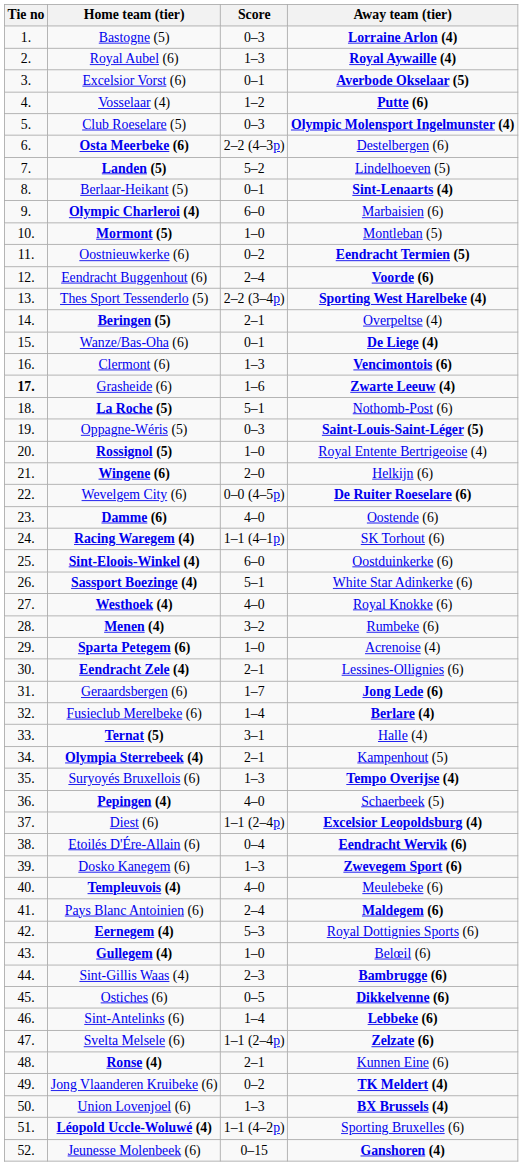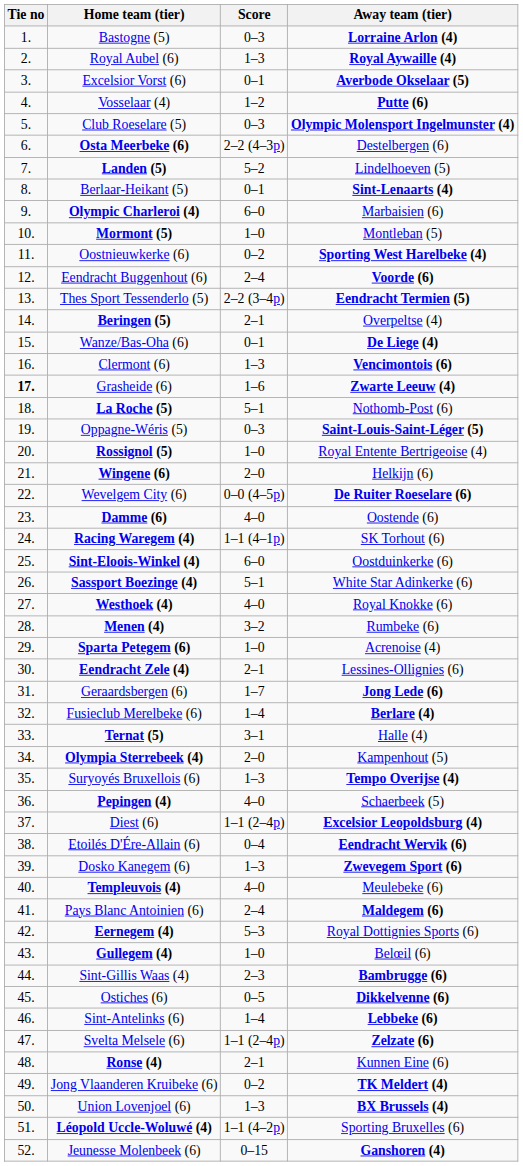(403, 255) Eendracht Termien (5) -> (403, 255) Sporting West Harelbeke (4)
(403, 299) Sporting West Harelbeke (4) -> (403, 299) Eendracht Termien (5)
(254, 757) 2–1 -> (254, 757) 2–0
